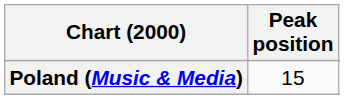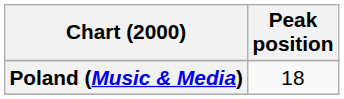(293, 77) 15 -> (293, 77) 18
